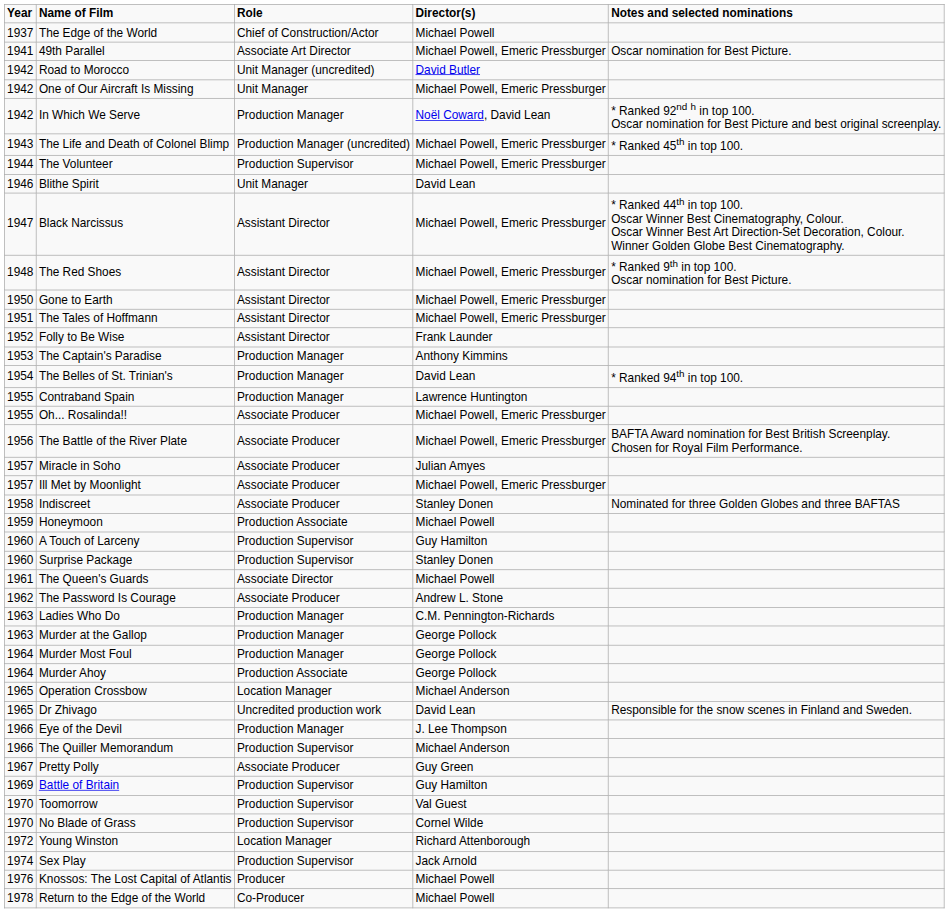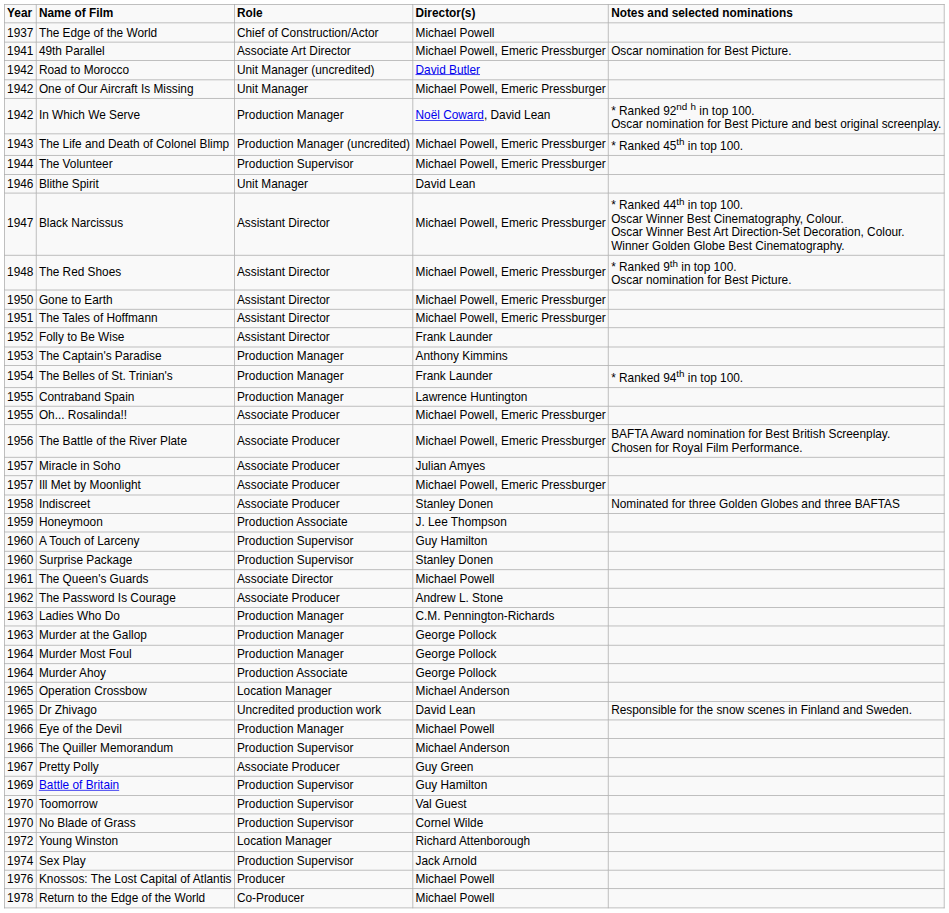(445, 376) David Lean -> (454, 376) Frank Launder
(455, 522) Michael Powell -> (461, 522) J. Lee Thompson
(461, 729) J. Lee Thompson -> (455, 729) Michael Powell
